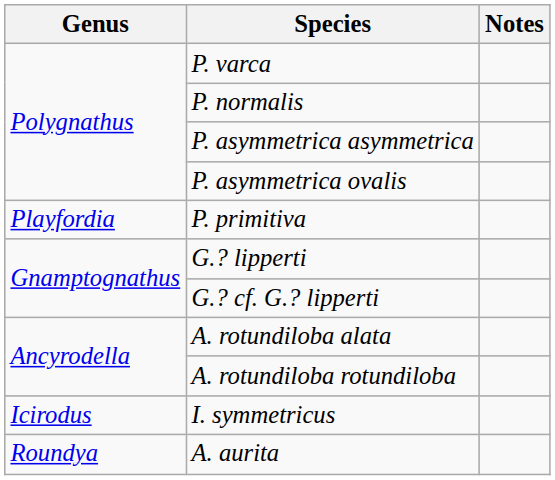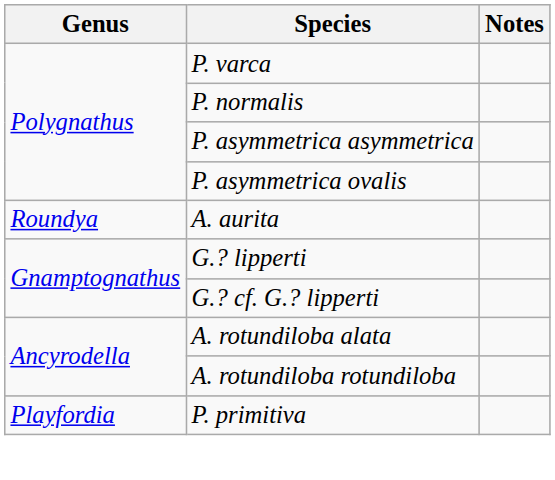rows swapped: (249, 219) <-> (235, 453)
- row: (263, 414)
